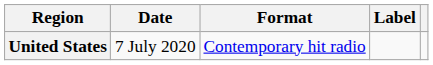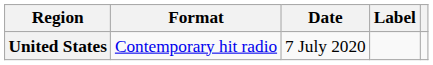columns swapped: (155, 18) <-> (285, 18)
